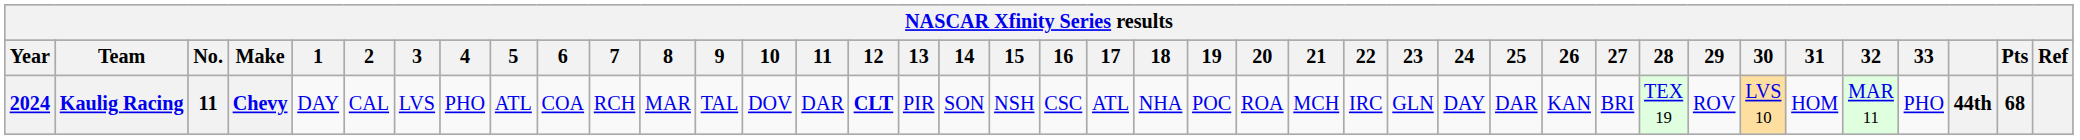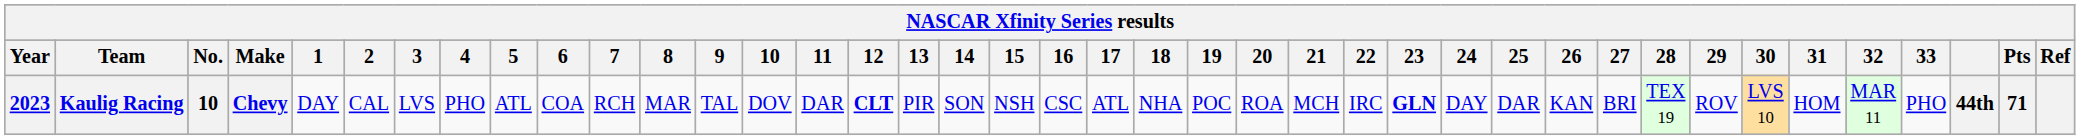(30, 104) 2024 -> (30, 104) 2023
(208, 104) 11 -> (208, 104) 10
(1413, 104) normal -> (1414, 104) bold
(2015, 104) 68 -> (2017, 104) 71
